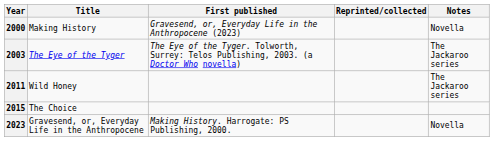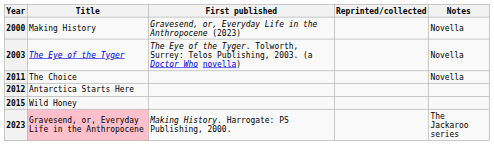(450, 55) The Jackaroo series -> (447, 55) Novella
(53, 86) Wild Honey -> (53, 77) The Choice
(450, 86) The Jackaroo series -> (447, 77) Novella
+ row: (16, 90)
(53, 108) The Choice -> (53, 103) Wild Honey
(86, 126) no background -> (86, 125) pink background
(447, 126) Novella -> (450, 125) The Jackaroo series
